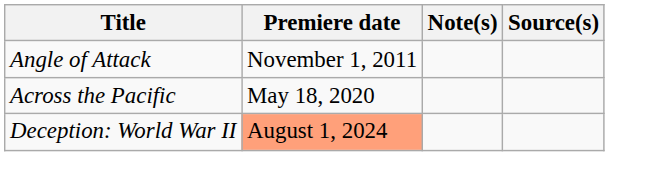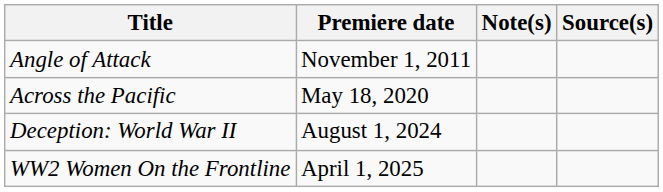(317, 131) lightsalmon background -> (371, 131) no background
+ row: (150, 167)
